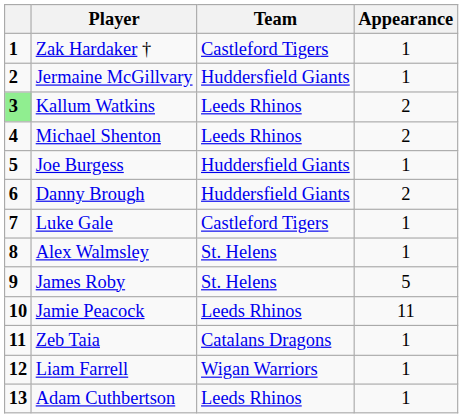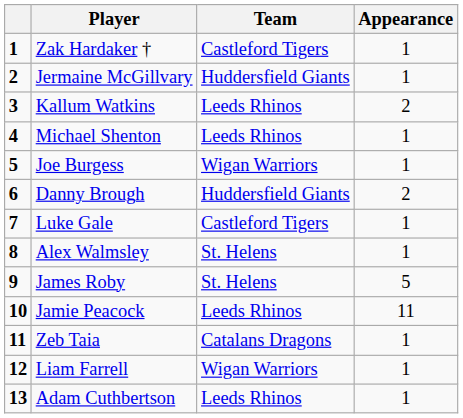(13, 106) lightgreen background -> (13, 106) no background
(406, 135) 2 -> (406, 135) 1
(275, 164) Huddersfield Giants -> (259, 164) Wigan Warriors
